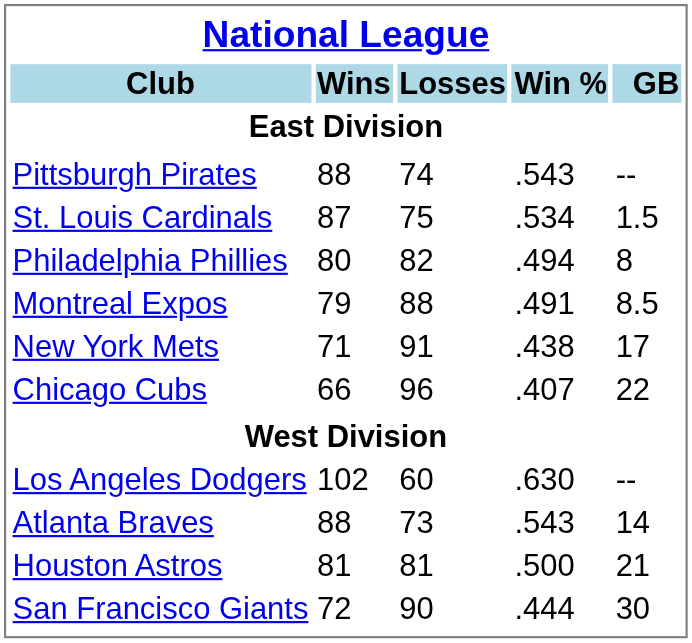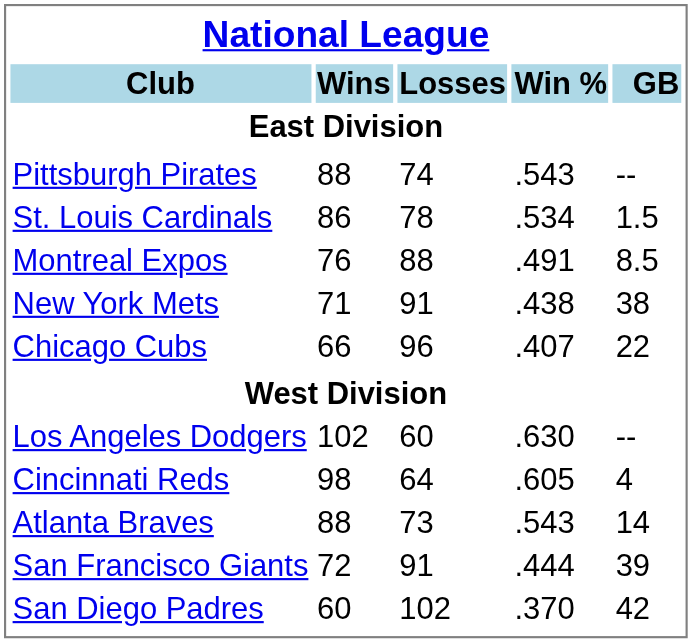(334, 217) 87 -> (334, 217) 86
(416, 217) 75 -> (416, 217) 78
- row: (150, 260)
(334, 303) 79 -> (334, 260) 76
(633, 346) 17 -> (633, 303) 38
+ row: (121, 479)
- row: (118, 565)
(416, 608) 90 -> (416, 565) 91
(633, 608) 30 -> (633, 565) 39
+ row: (138, 608)
